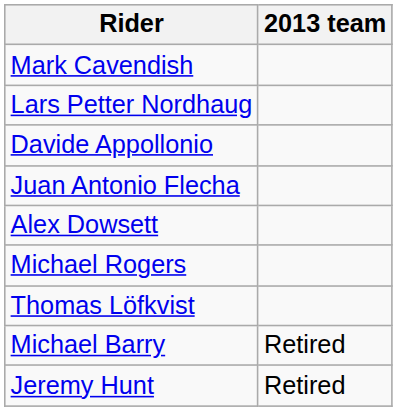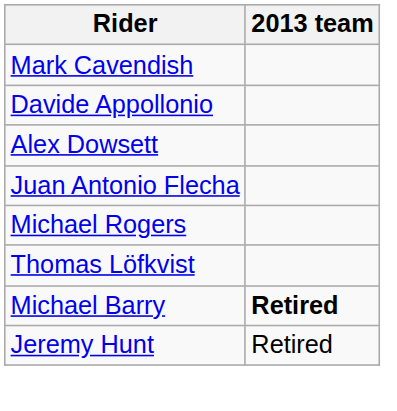- row: (131, 104)
rows swapped: (125, 184) <-> (84, 225)
(305, 345) normal -> (295, 305) bold
